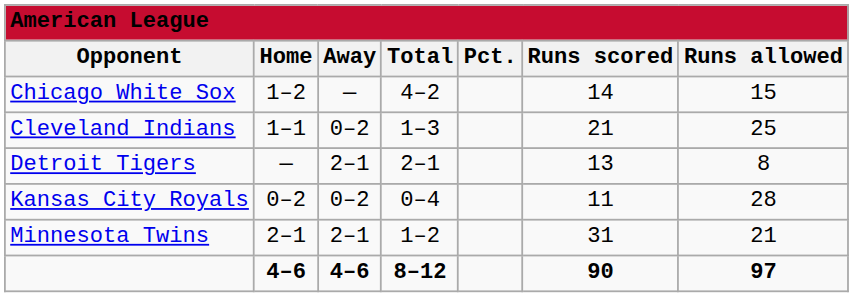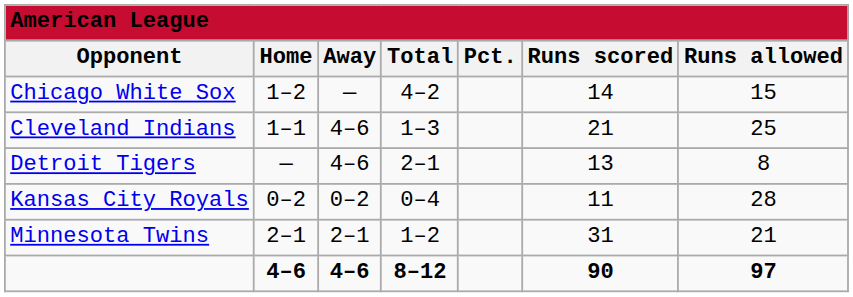(350, 130) 0–2 -> (350, 130) 4–6
(350, 166) 2–1 -> (350, 166) 4–6
